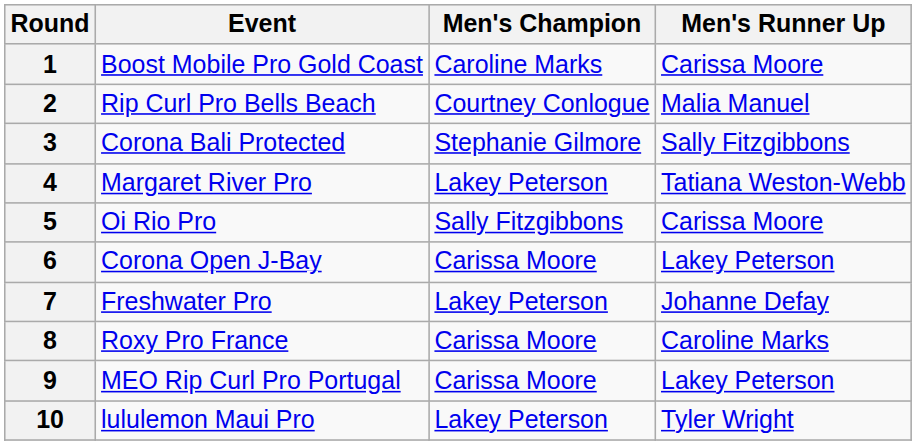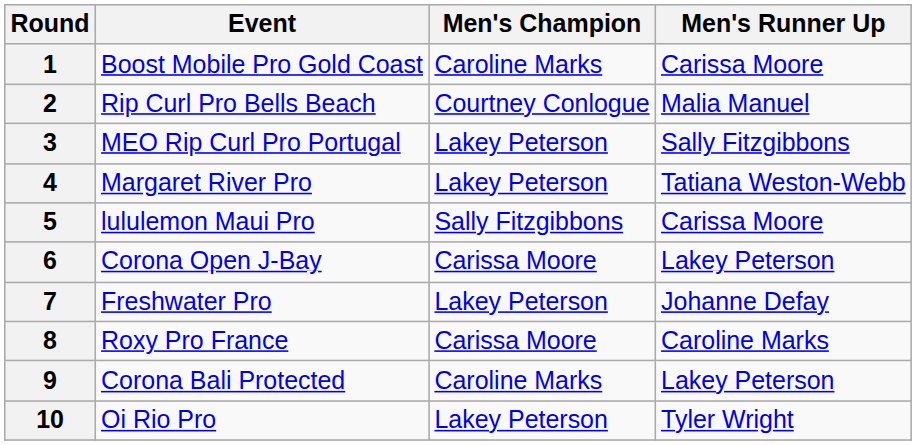(223, 143) Corona Bali Protected -> (251, 143) MEO Rip Curl Pro Portugal
(538, 143) Stephanie Gilmore -> (521, 143) Lakey Peterson
(159, 222) Oi Rio Pro -> (208, 222) lululemon Maui Pro
(251, 380) MEO Rip Curl Pro Portugal -> (223, 380) Corona Bali Protected
(516, 380) Carissa Moore -> (518, 380) Caroline Marks
(208, 420) lululemon Maui Pro -> (159, 420) Oi Rio Pro
